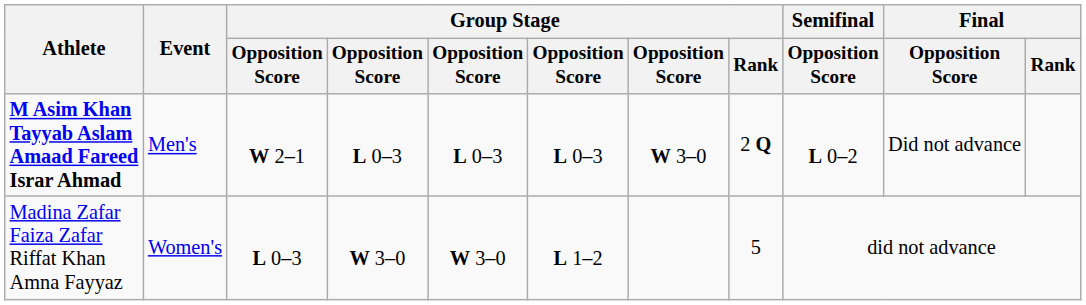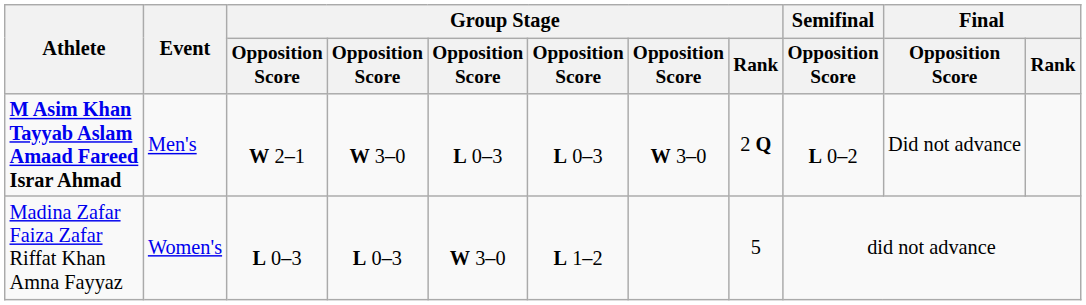(377, 156) L 0–3 -> (377, 156) W 3–0
(377, 259) W 3–0 -> (377, 259) L 0–3
